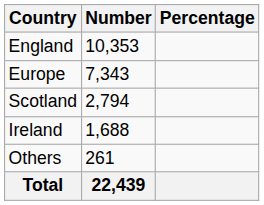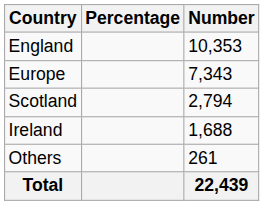columns swapped: (118, 18) <-> (207, 18)
